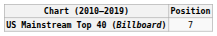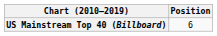(191, 25) 7 -> (191, 25) 6
